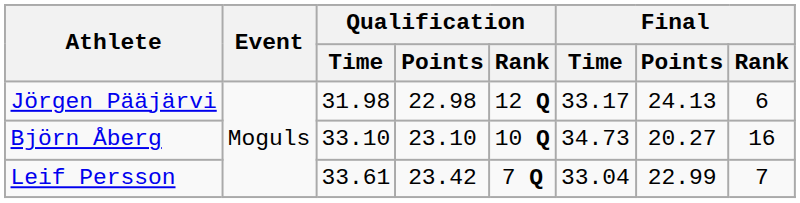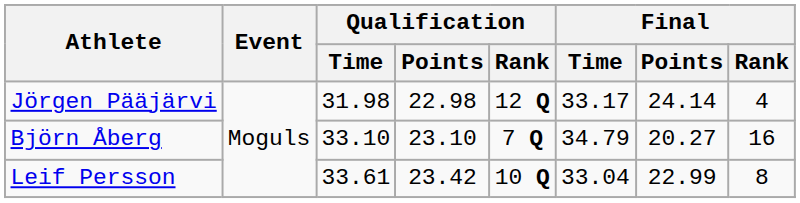(682, 101) 24.13 -> (682, 101) 24.14
(762, 101) 6 -> (762, 101) 4
(522, 140) 10 Q -> (522, 140) 7 Q
(595, 140) 34.73 -> (595, 140) 34.79
(522, 178) 7 Q -> (522, 178) 10 Q
(762, 178) 7 -> (762, 178) 8
